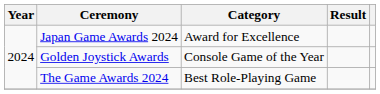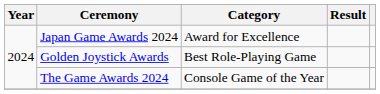(254, 57) Console Game of the Year -> (250, 57) Best Role-Playing Game
(250, 78) Best Role-Playing Game -> (254, 78) Console Game of the Year
